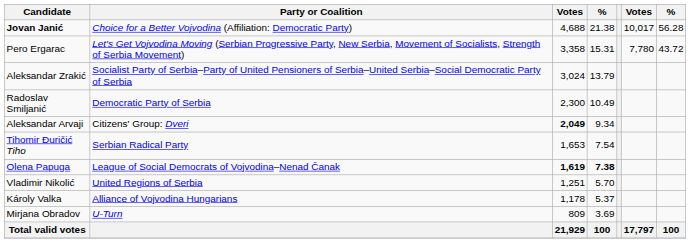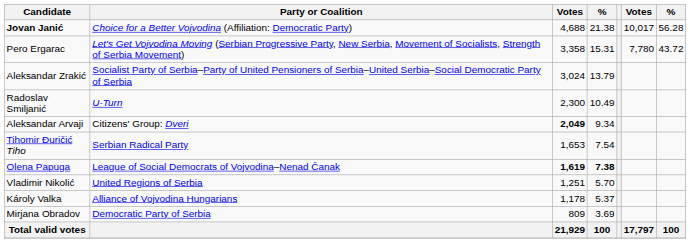(152, 103) Democratic Party of Serbia -> (107, 103) U-Turn
(107, 214) U-Turn -> (152, 214) Democratic Party of Serbia
